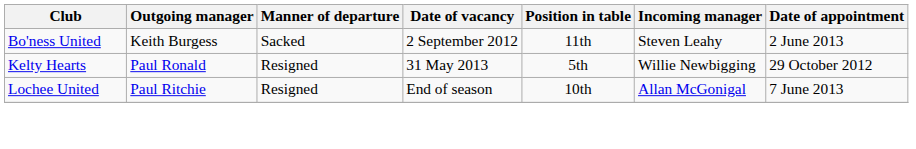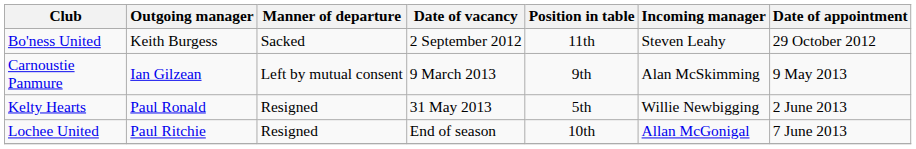(806, 41) 2 June 2013 -> (824, 41) 29 October 2012
+ row: (41, 74)
(821, 65) 29 October 2012 -> (810, 107) 2 June 2013
